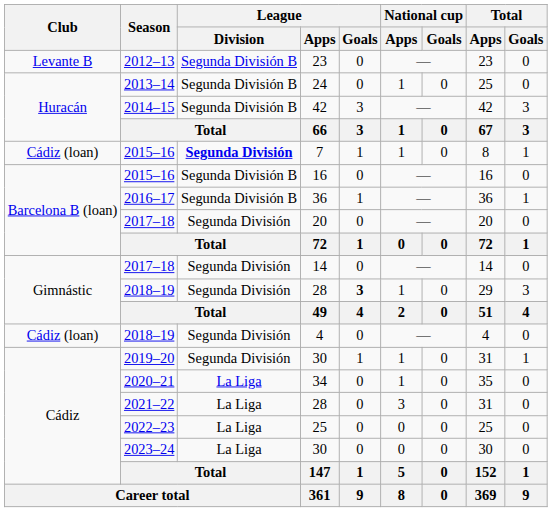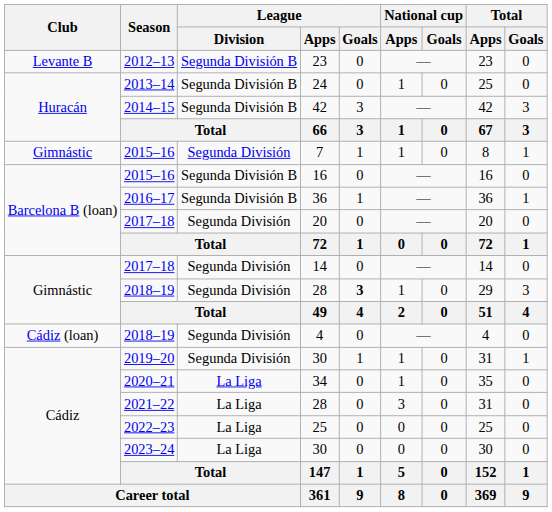(63, 152) Cádiz (loan) -> (63, 152) Gimnástic
(239, 152) bold -> (239, 152) normal
